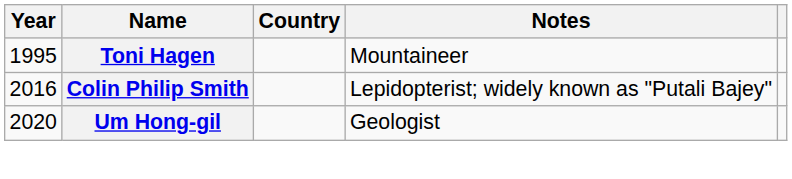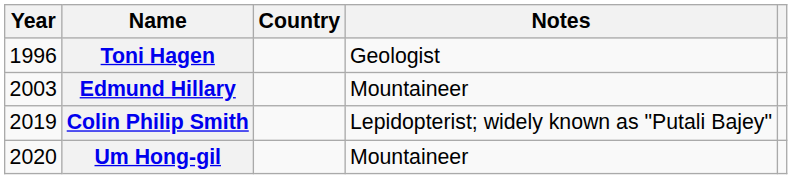(33, 55) 1995 -> (33, 55) 1996
(409, 55) Mountaineer -> (395, 55) Geologist
+ row: (158, 88)
(33, 88) 2016 -> (33, 122) 2019
(395, 122) Geologist -> (409, 156) Mountaineer
